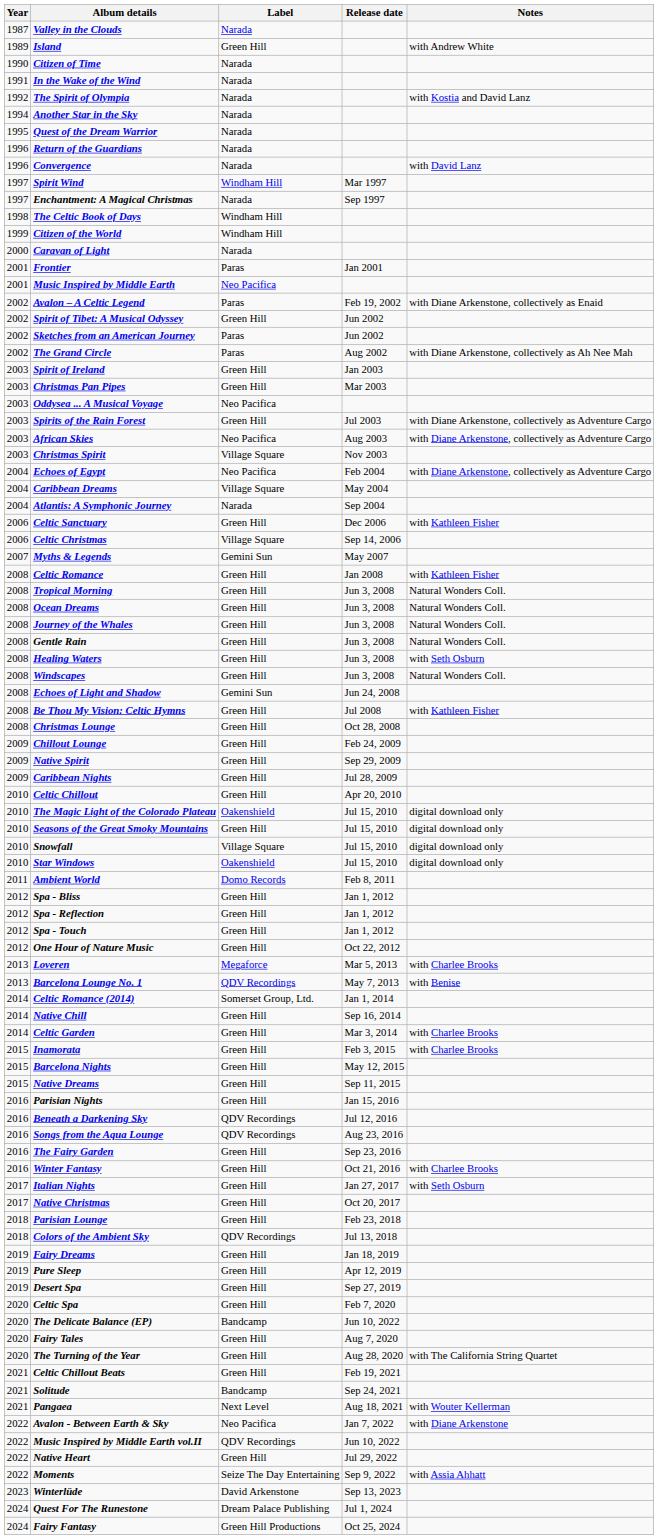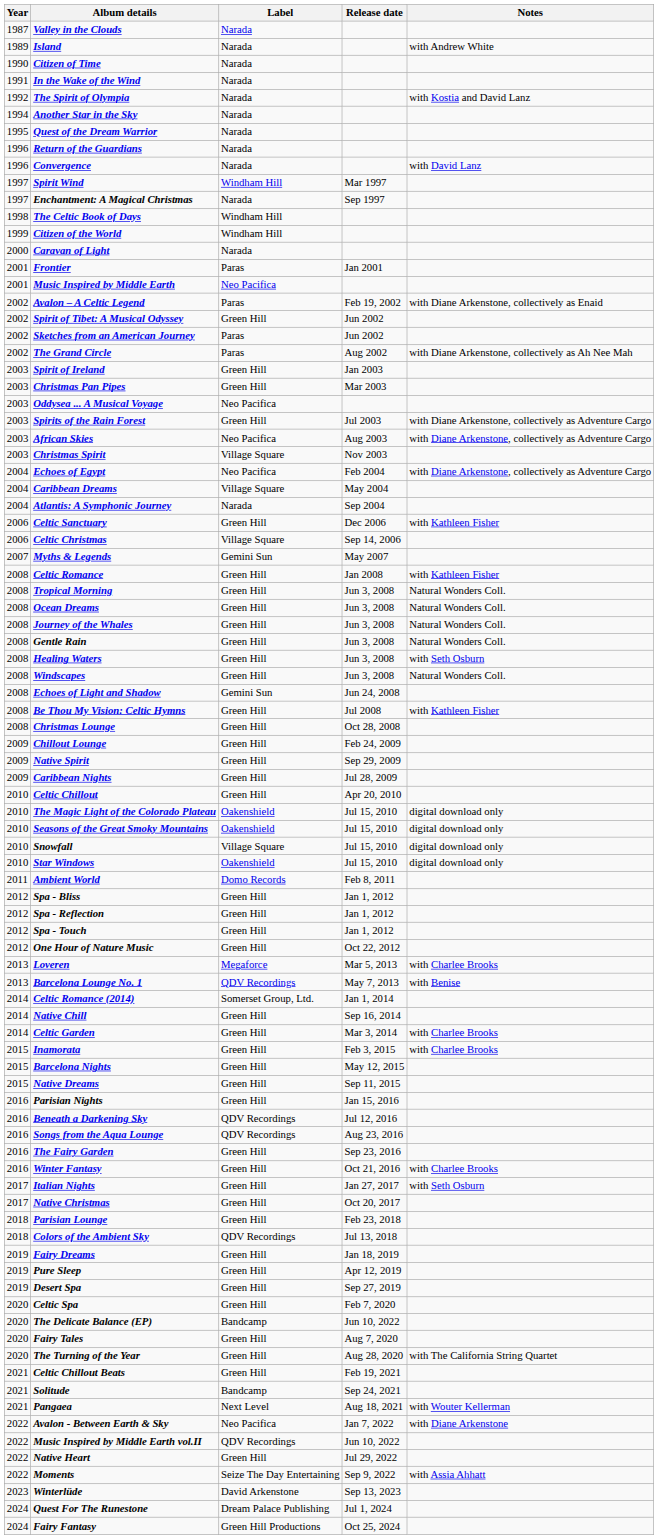(244, 47) Green Hill -> (236, 47) Narada
(244, 829) Green Hill -> (248, 829) Oakenshield
